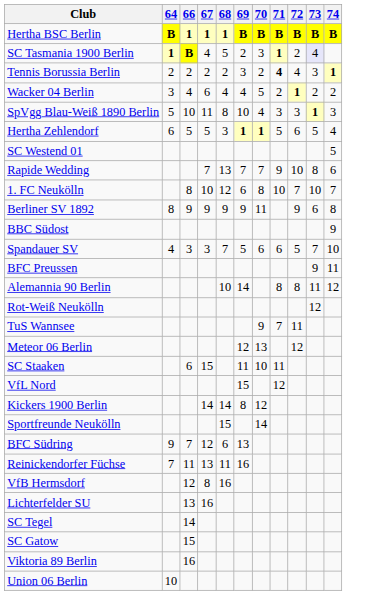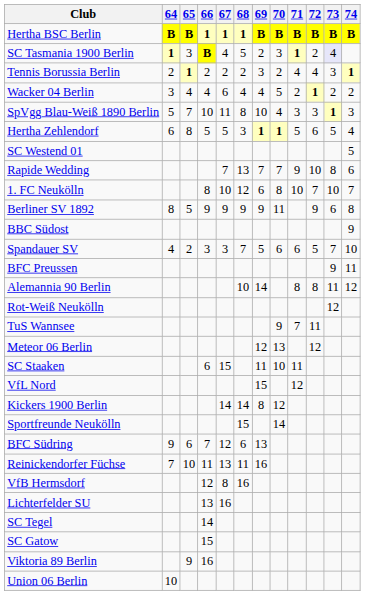+ column: (189, 14)
(279, 72) bold -> (297, 72) normal
